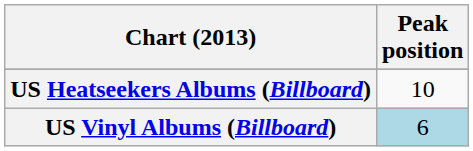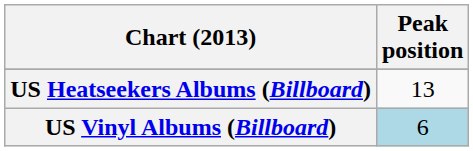(423, 88) 10 -> (423, 88) 13
